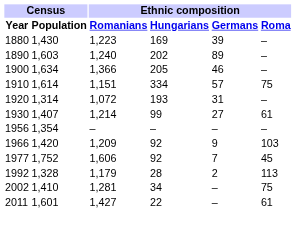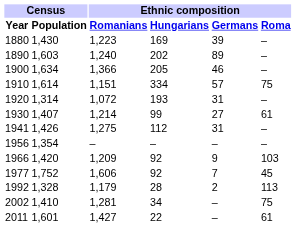+ row: (17, 129)
